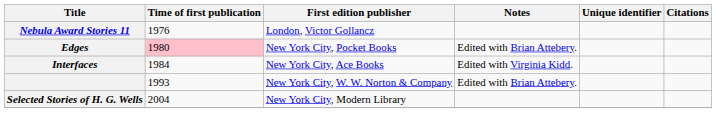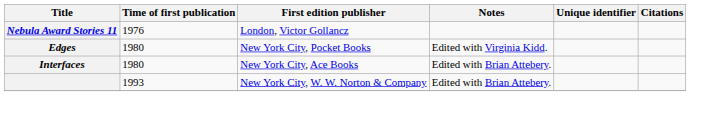(159, 47) pink background -> (133, 47) no background
(517, 47) Edited with Brian Attebery. -> (490, 47) Edited with Virginia Kidd.
(159, 64) 1984 -> (133, 64) 1980
(515, 64) Edited with Virginia Kidd. -> (492, 64) Edited with Brian Attebery.
- row: (75, 99)
